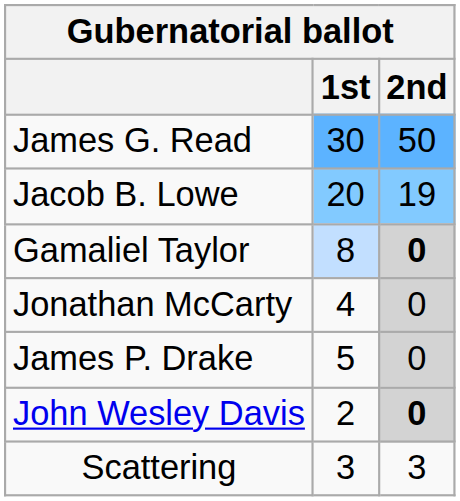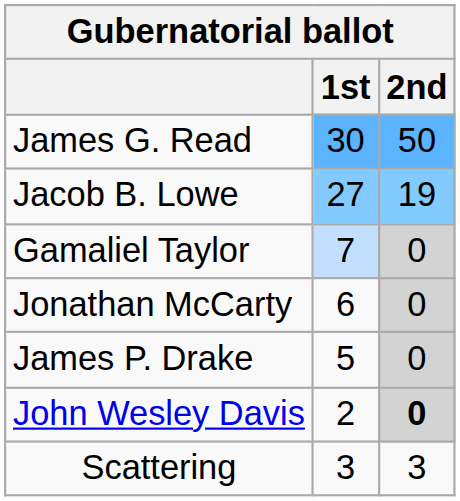(346, 195) 20 -> (346, 195) 27
(346, 250) 8 -> (346, 250) 7
(417, 250) bold -> (417, 250) normal
(346, 304) 4 -> (346, 304) 6
